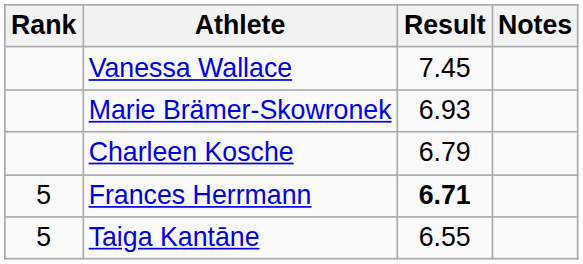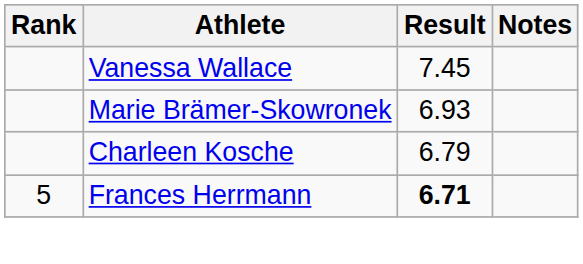- row: (174, 237)
